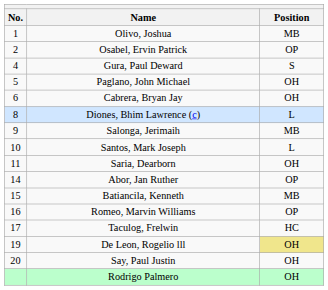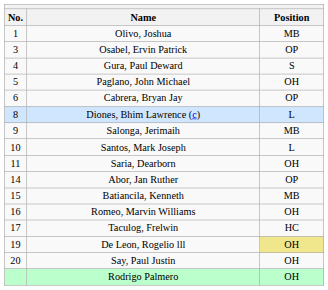(15, 49) 2 -> (15, 49) 3
(292, 98) OH -> (292, 98) OP
(292, 212) OP -> (292, 212) OH
